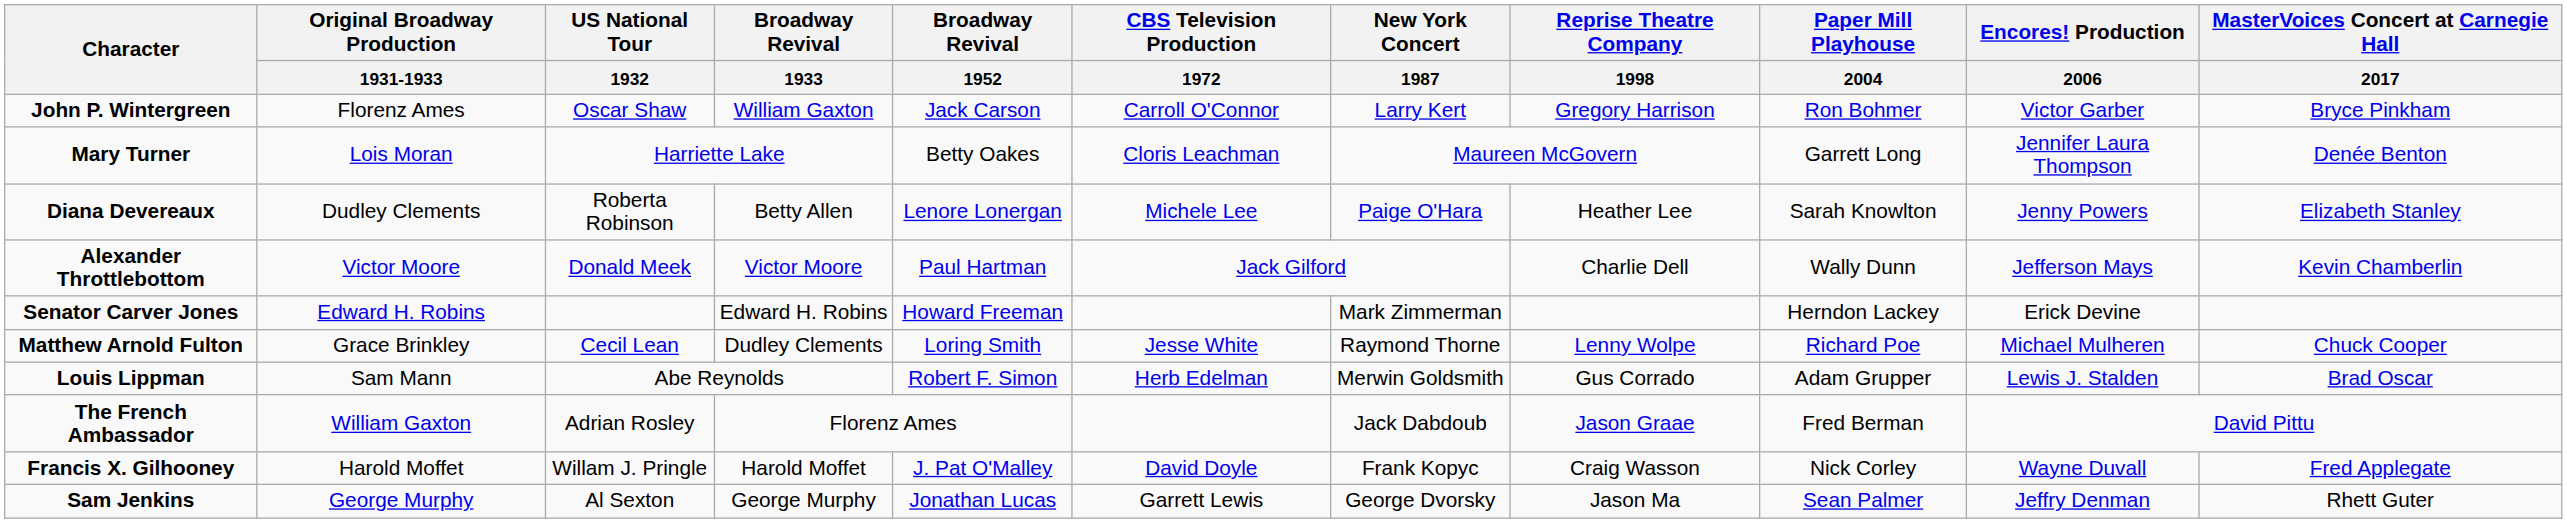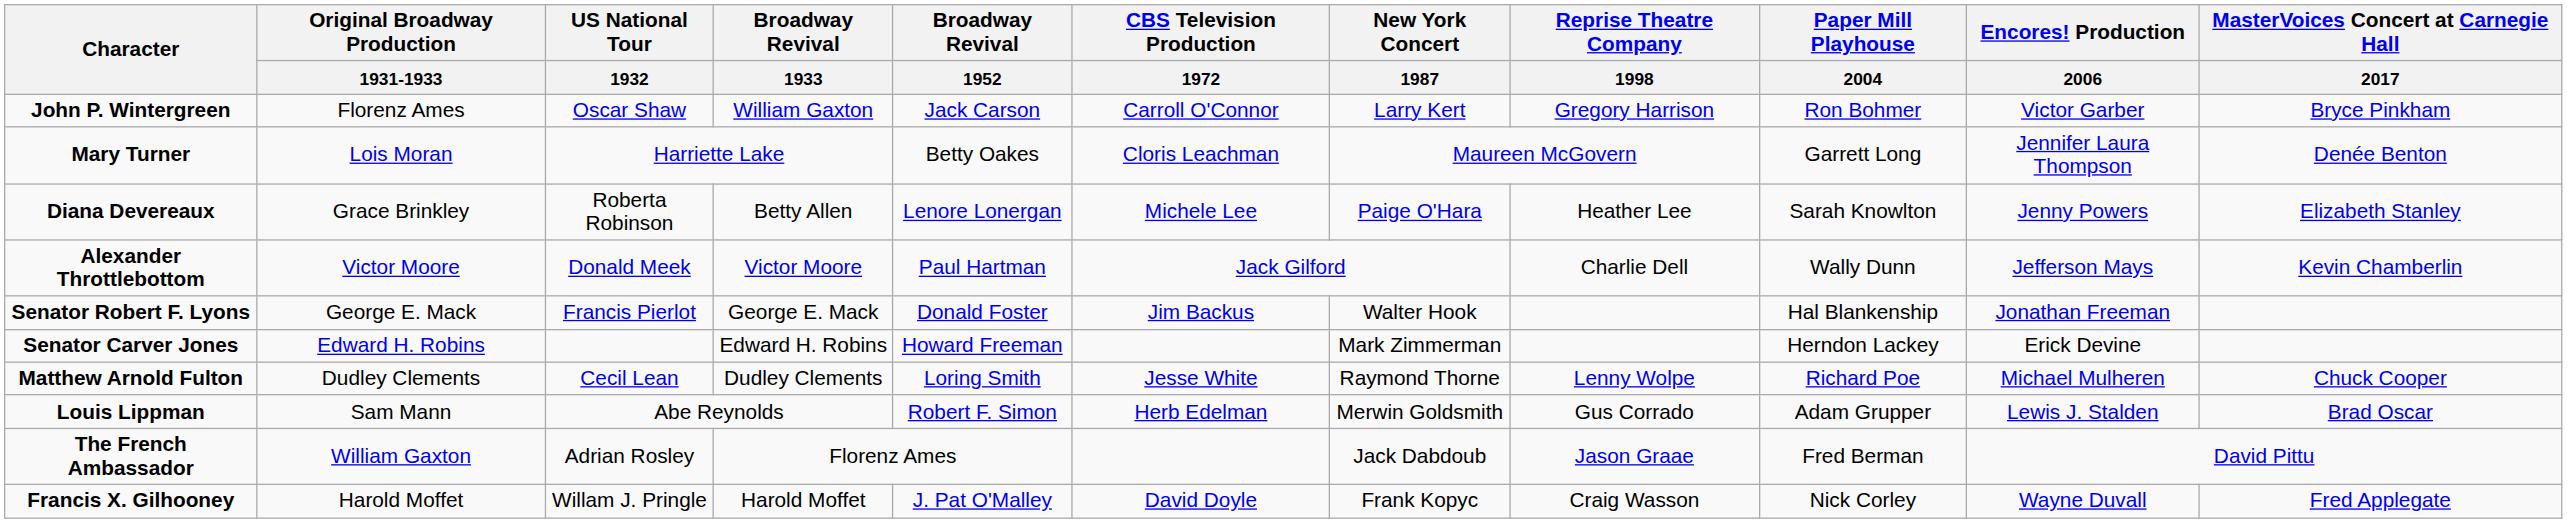(401, 211) Dudley Clements -> (401, 211) Grace Brinkley
+ row: (131, 312)
(401, 345) Grace Brinkley -> (401, 378) Dudley Clements
- row: (131, 500)
